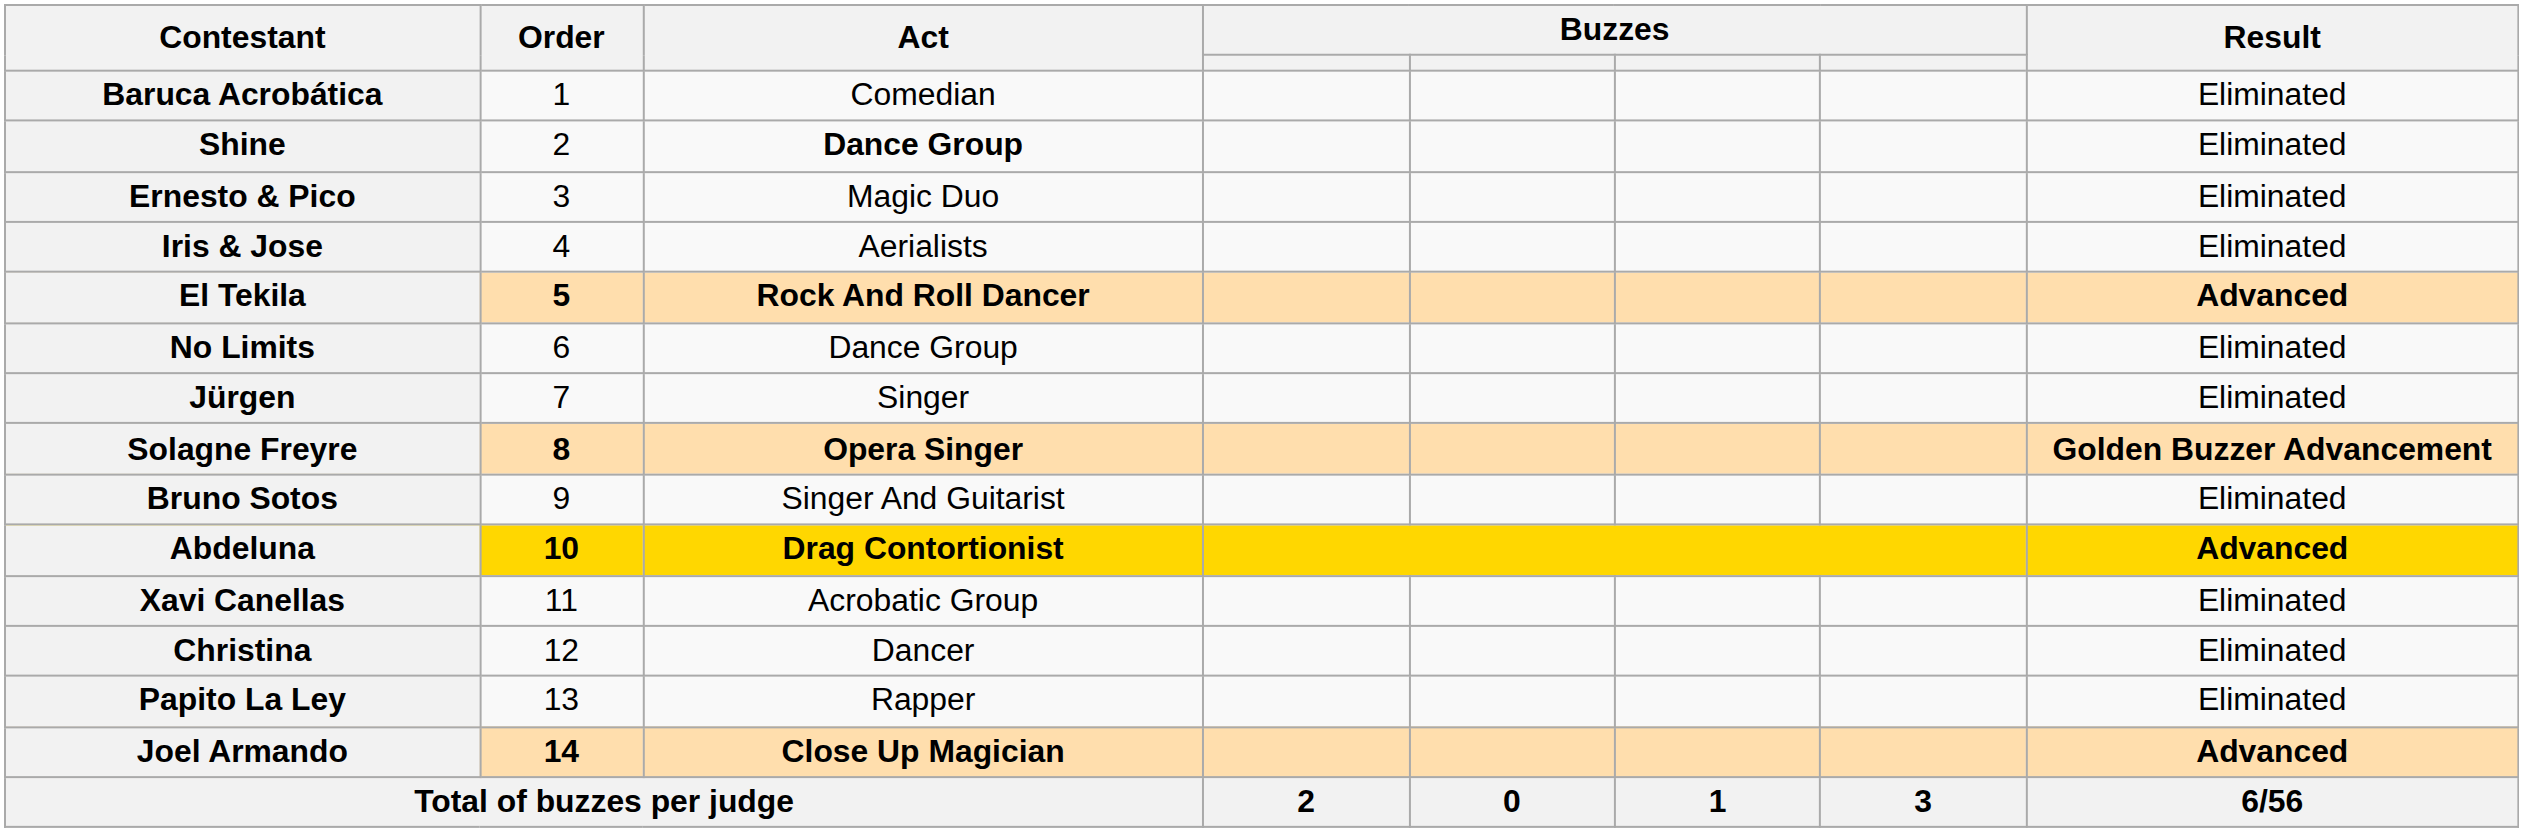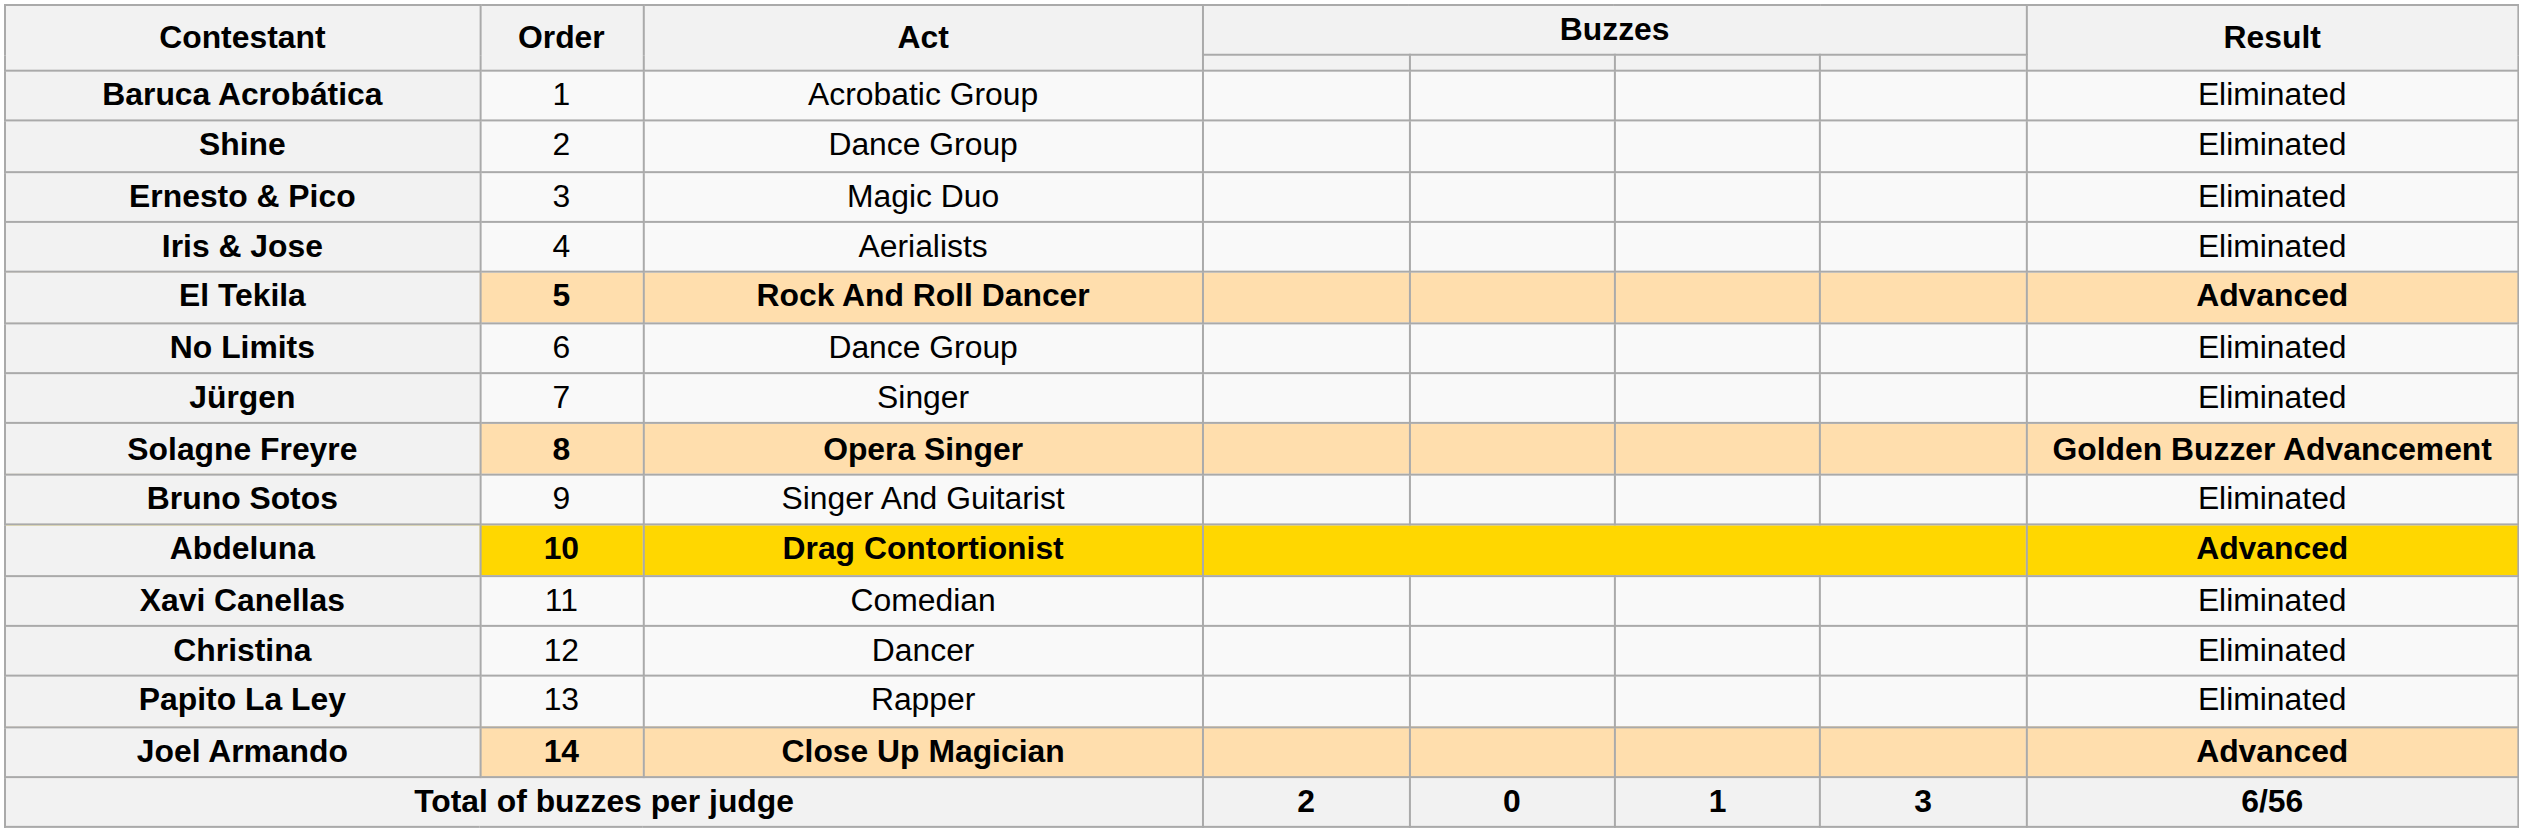(923, 94) Comedian -> (923, 94) Acrobatic Group
(923, 145) bold -> (923, 145) normal
(923, 599) Acrobatic Group -> (923, 599) Comedian
